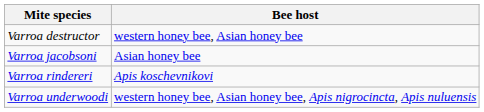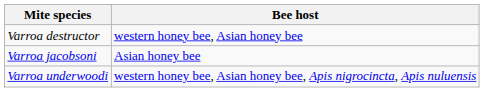- row: (50, 76)
